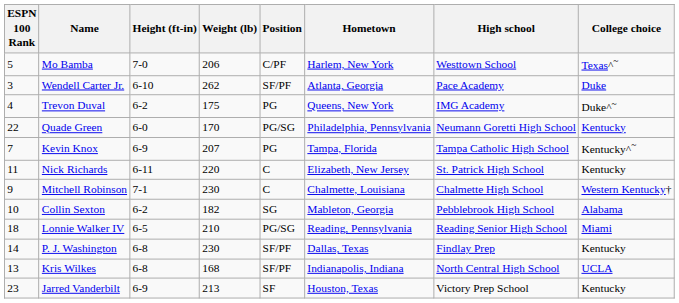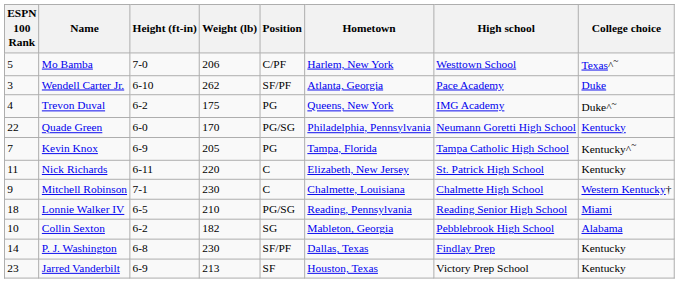(211, 148) 207 -> (211, 148) 205
rows swapped: (73, 209) <-> (83, 229)
- row: (69, 268)
